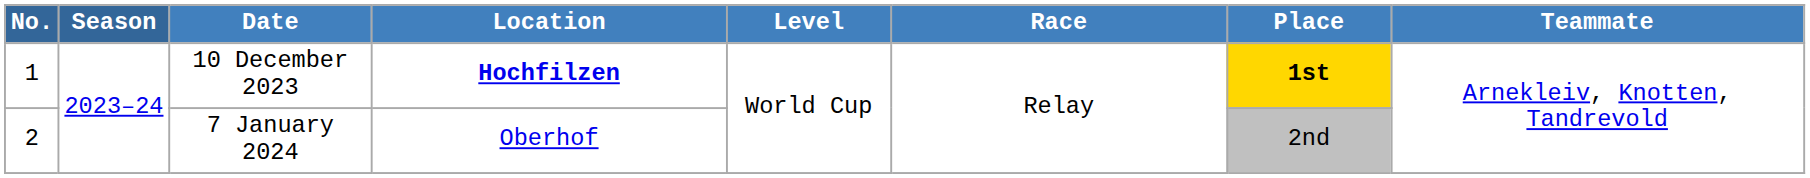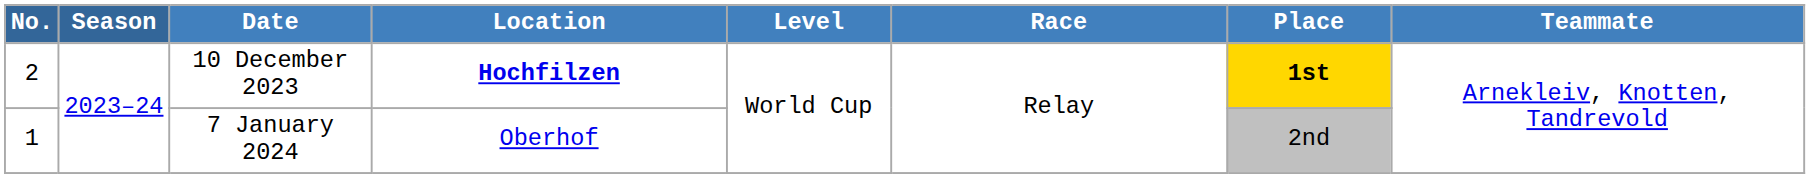(32, 76) 1 -> (32, 76) 2
(32, 141) 2 -> (32, 141) 1
